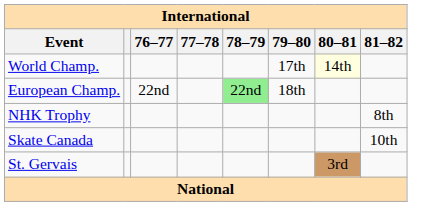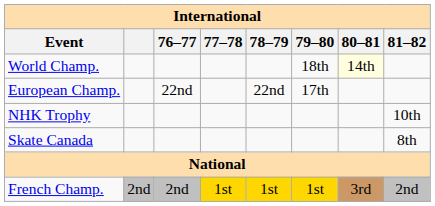(292, 66) 17th -> (315, 66) 18th
(246, 90) lightgreen background -> (269, 90) no background
(292, 90) 18th -> (315, 90) 17th
(384, 115) 8th -> (407, 115) 10th
(384, 139) 10th -> (407, 139) 8th
- row: (43, 164)
+ row: (56, 189)
